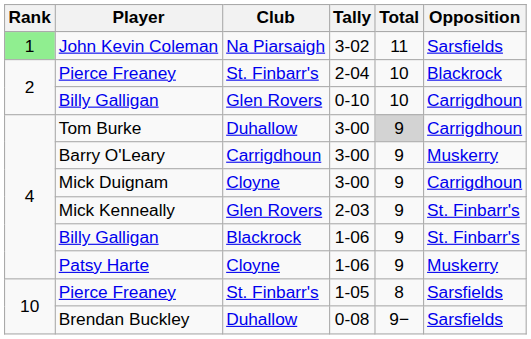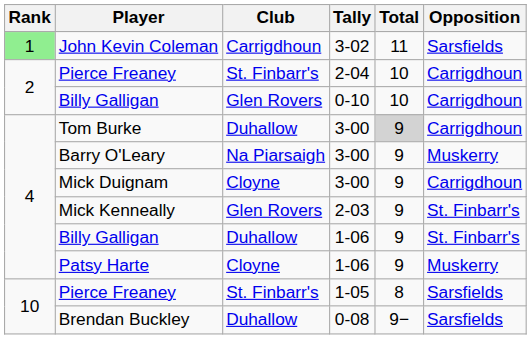(276, 45) Na Piarsaigh -> (274, 45) Carrigdhoun
(465, 73) Blackrock -> (475, 73) Carrigdhoun
(274, 155) Carrigdhoun -> (276, 155) Na Piarsaigh
(264, 237) Blackrock -> (262, 237) Duhallow
